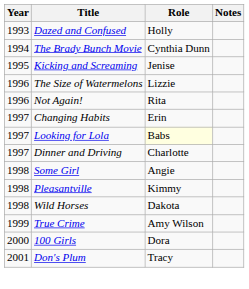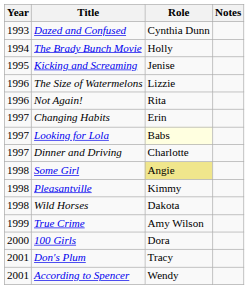(160, 30) Holly -> (179, 30) Cynthia Dunn
(179, 48) Cynthia Dunn -> (160, 48) Holly
(161, 170) no background -> (161, 170) khaki background
+ row: (82, 275)
